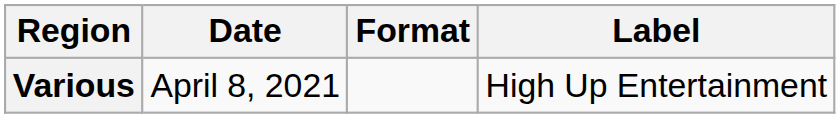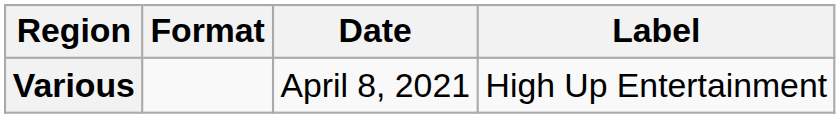columns swapped: (245, 31) <-> (413, 31)
